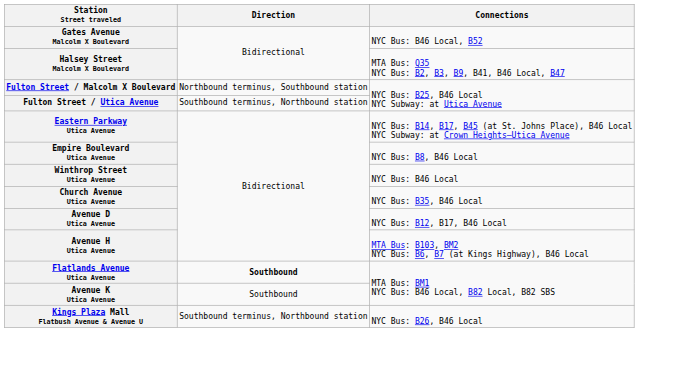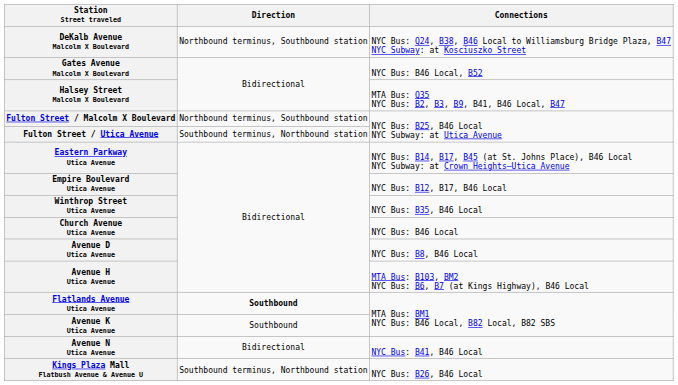+ row: (91, 42)
(425, 158) NYC Bus: B8, B46 Local -> (439, 189) NYC Bus: B12, B17, B46 Local
(415, 180) NYC Bus: B46 Local -> (427, 211) NYC Bus: B35, B46 Local
(427, 202) NYC Bus: B35, B46 Local -> (415, 233) NYC Bus: B46 Local
(439, 224) NYC Bus: B12, B17, B46 Local -> (425, 255) NYC Bus: B8, B46 Local
+ row: (91, 348)
